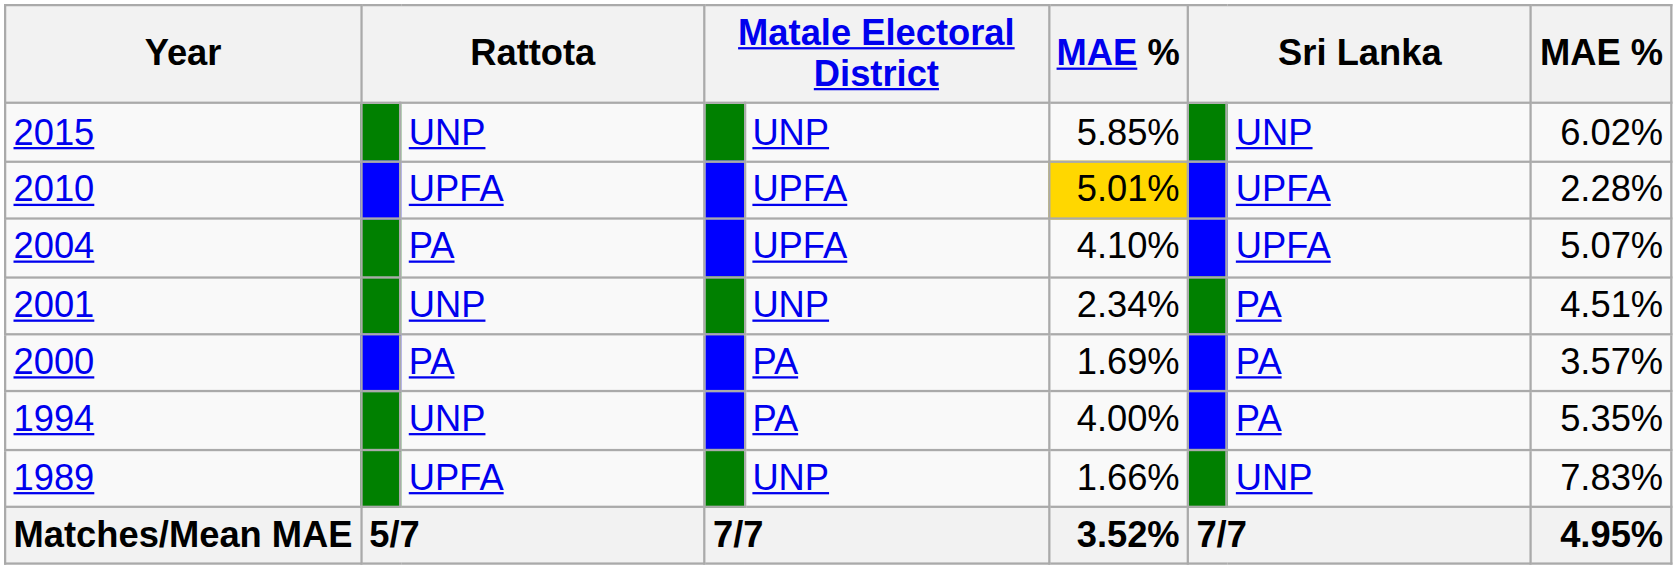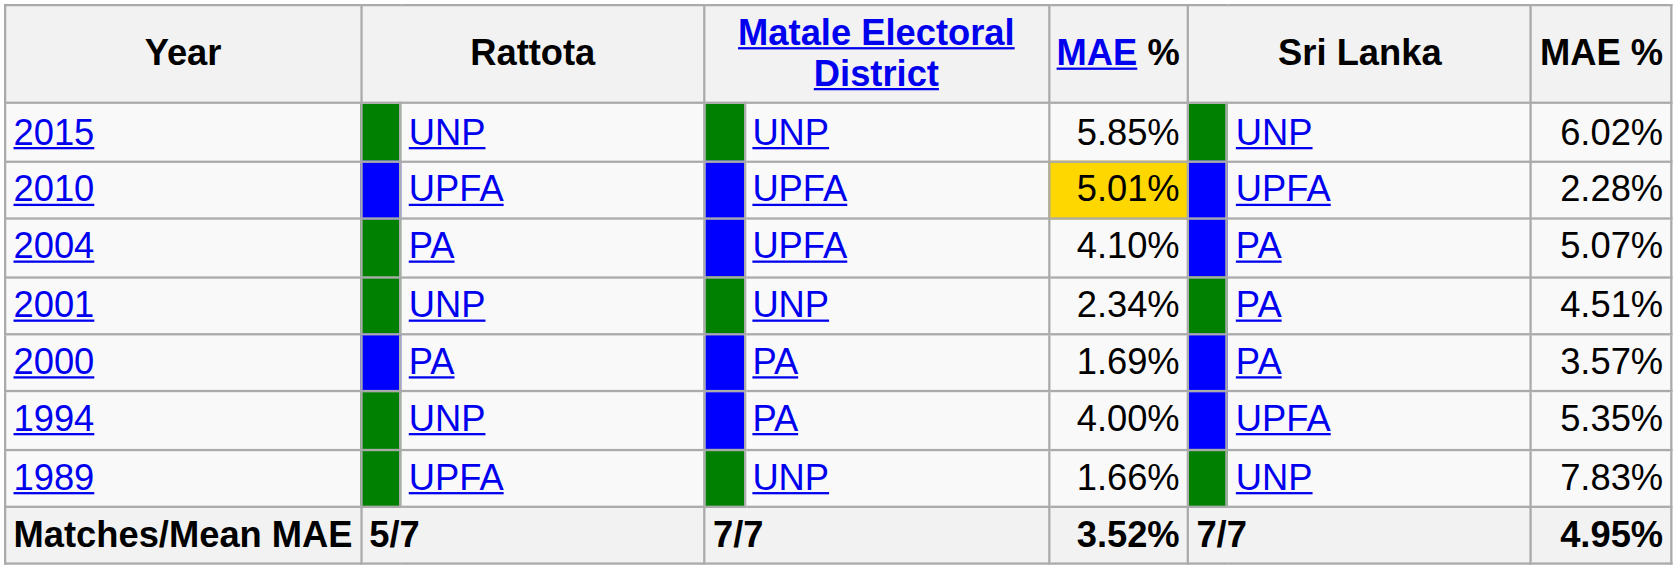(1283, 246) UPFA -> (1259, 246) PA
(1259, 419) PA -> (1283, 419) UPFA
